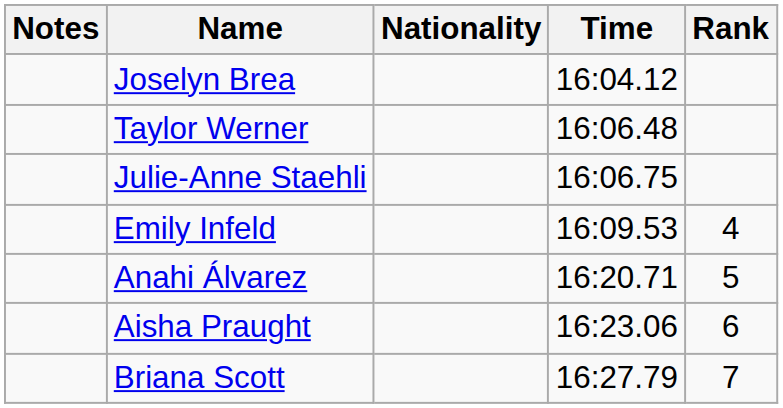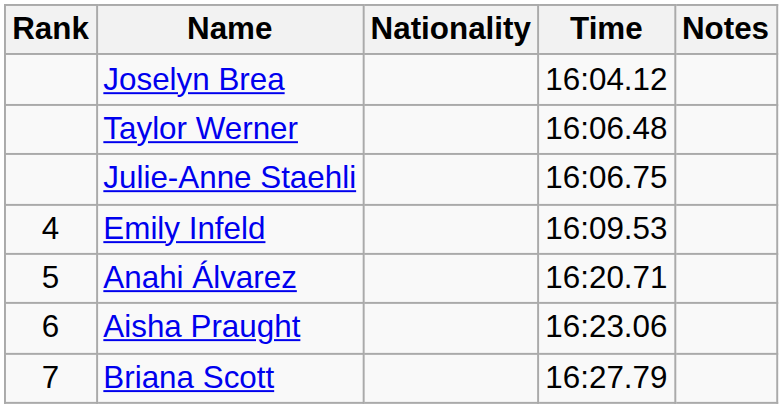columns swapped: (731, 29) <-> (56, 29)
